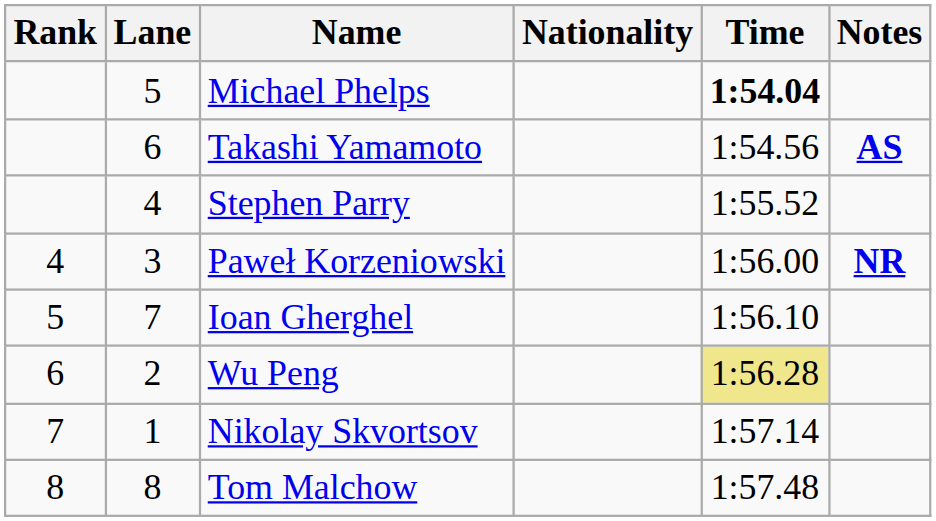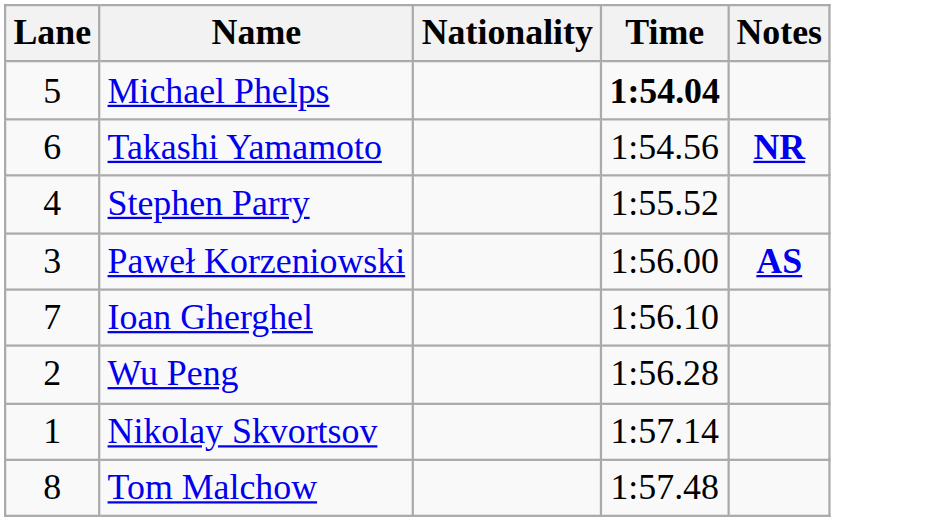- column: (55, 32)
(879, 146) AS -> (779, 146) NR
(879, 260) NR -> (779, 260) AS
(765, 373) khaki background -> (665, 373) no background
